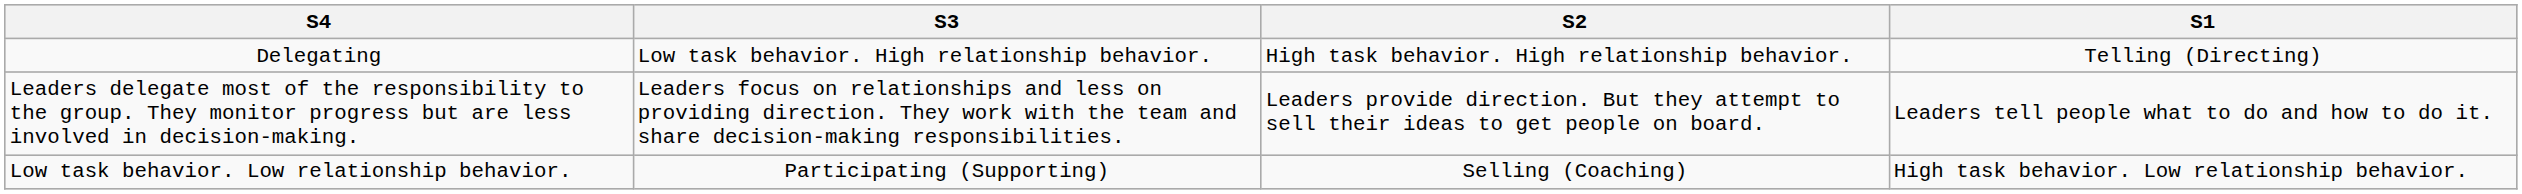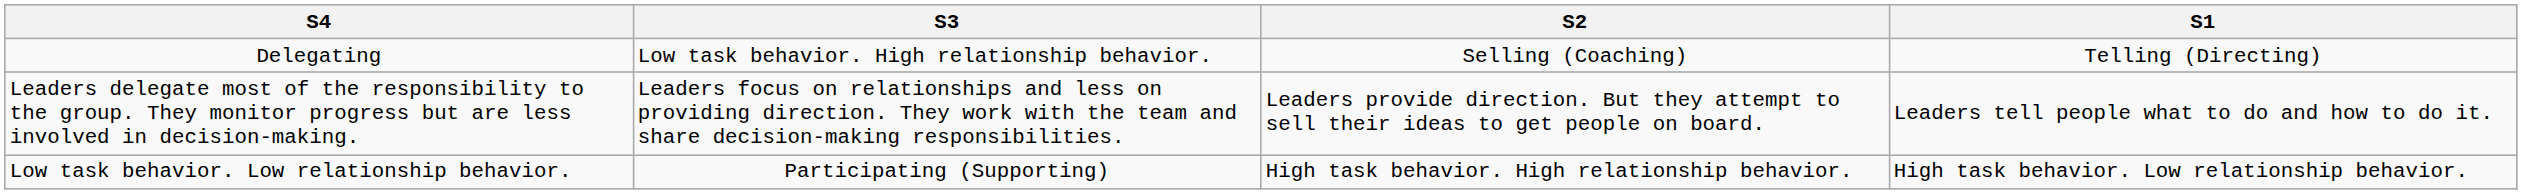(1559, 56) High task behavior. High relationship behavior. -> (1575, 56) Selling (Coaching)
(1575, 171) Selling (Coaching) -> (1559, 171) High task behavior. High relationship behavior.
